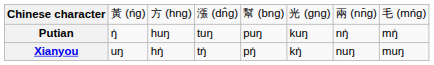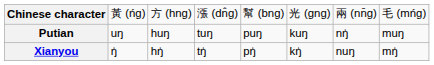(114, 33) ŋ̍ -> (117, 33) uŋ
(390, 33) mŋ̍ -> (393, 33) muŋ
(117, 51) uŋ -> (114, 51) ŋ̍
(393, 51) muŋ -> (390, 51) mŋ̍
